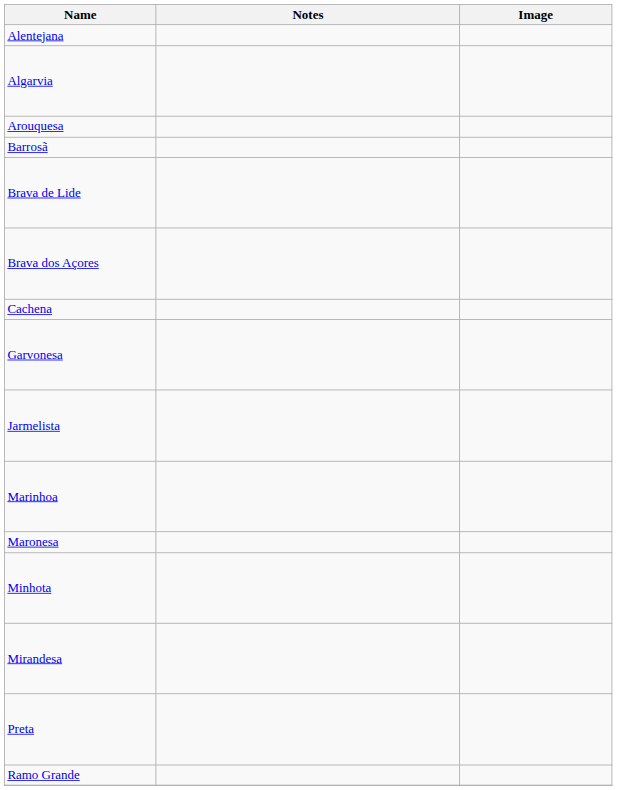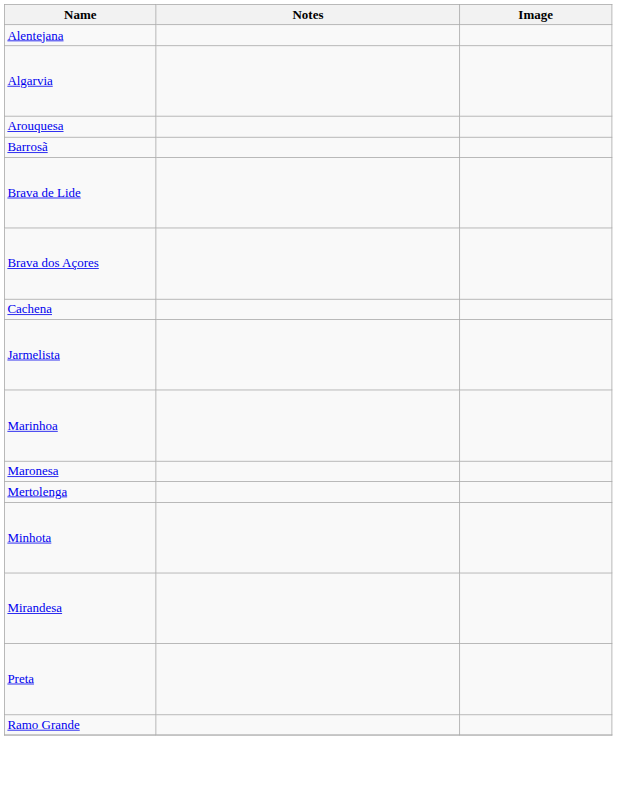- row: (35, 354)
+ row: (37, 491)
